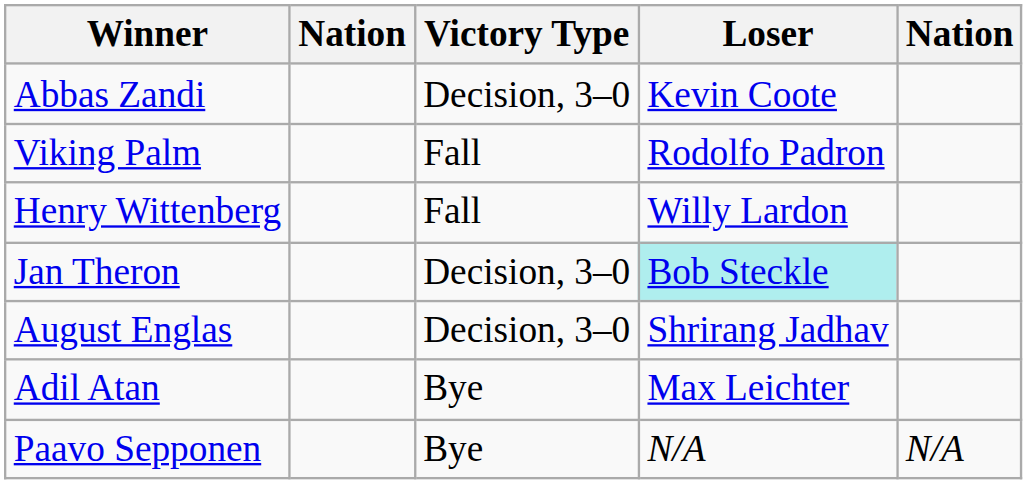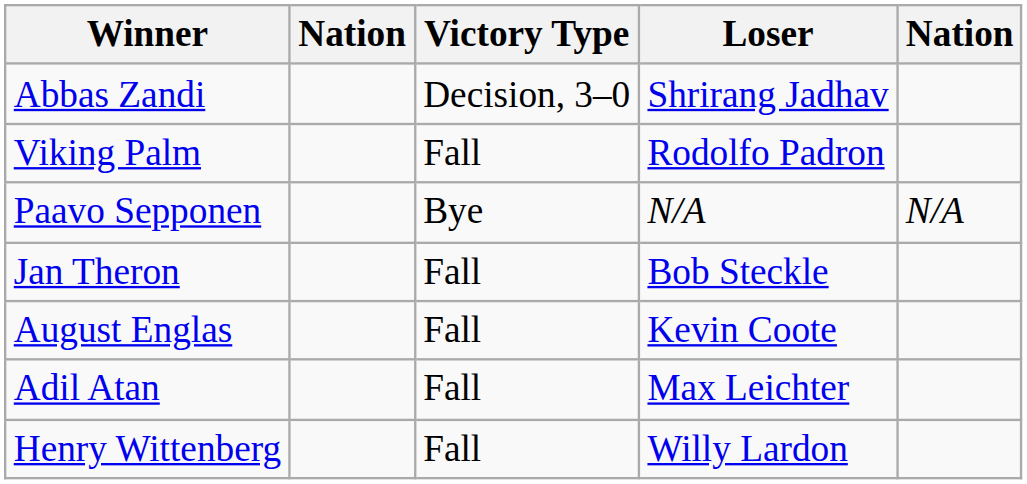(742, 93) Kevin Coote -> (768, 93) Shrirang Jadhav
rows swapped: (147, 211) <-> (137, 447)
(527, 270) Decision, 3–0 -> (452, 270) Fall
(738, 270) paleturquoise background -> (738, 270) no background
(527, 329) Decision, 3–0 -> (452, 329) Fall
(768, 329) Shrirang Jadhav -> (742, 329) Kevin Coote
(453, 388) Bye -> (452, 388) Fall
